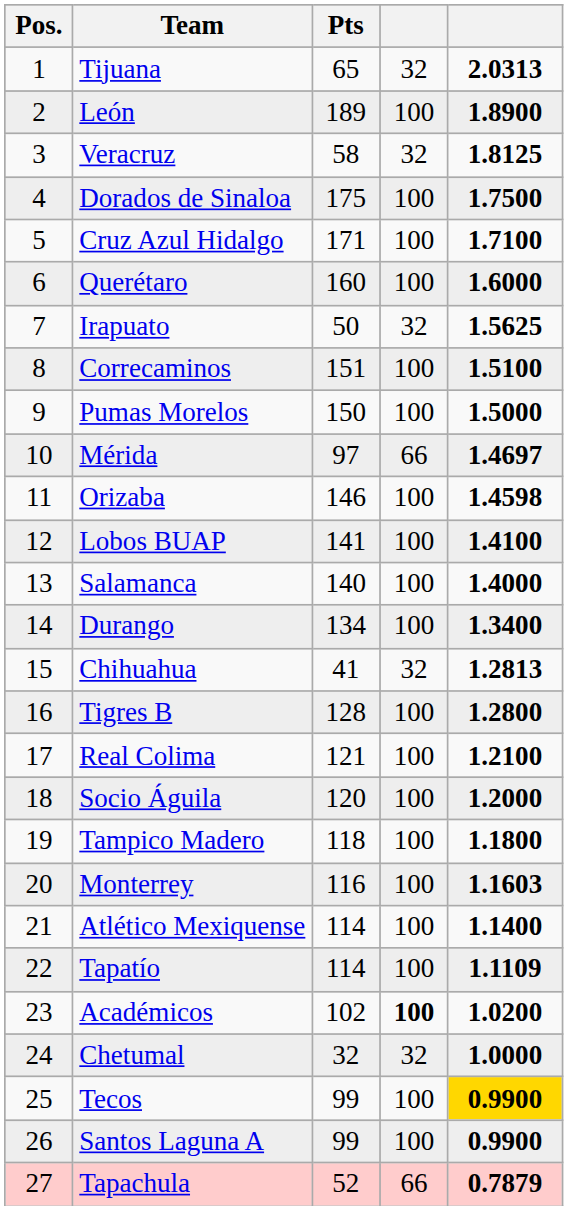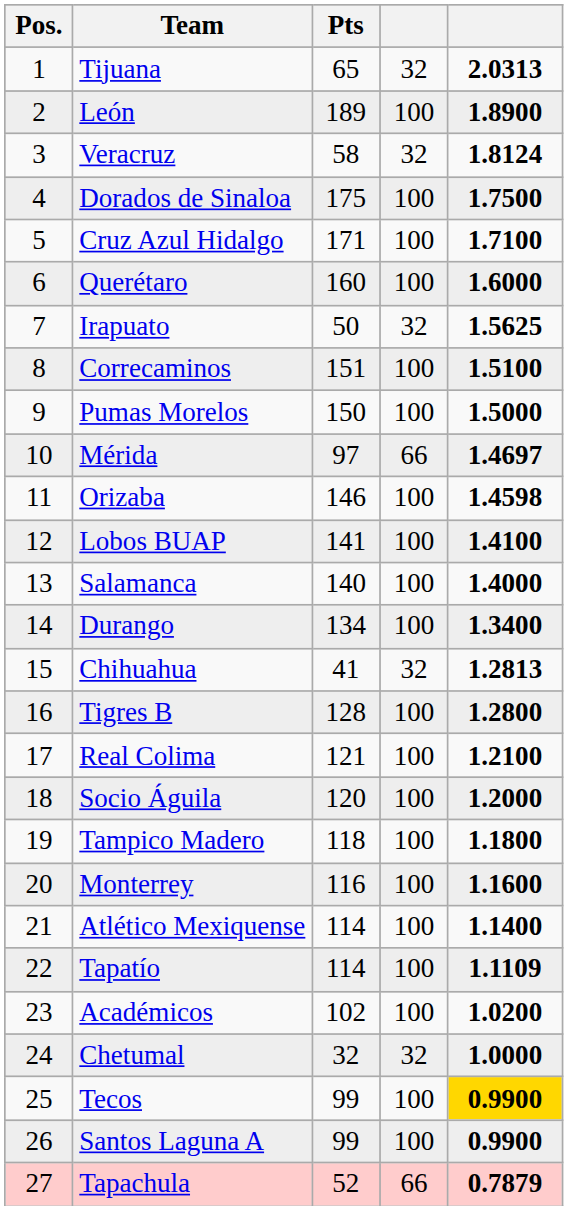(505, 154) 1.8125 -> (505, 154) 1.8124
(505, 883) 1.1603 -> (505, 883) 1.1600
(414, 1012) bold -> (414, 1012) normal
